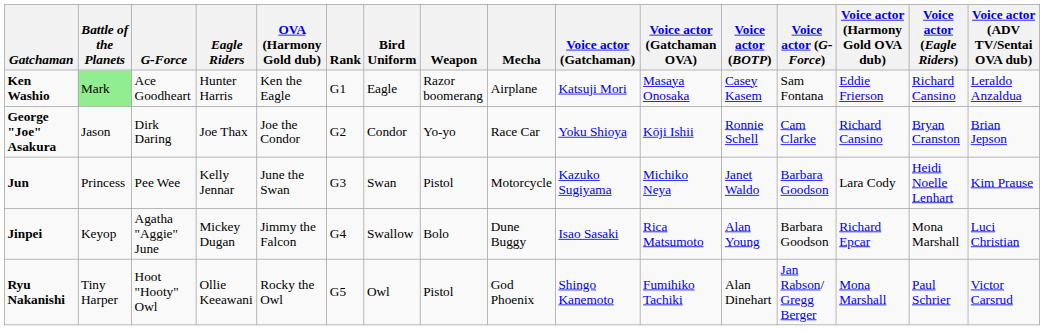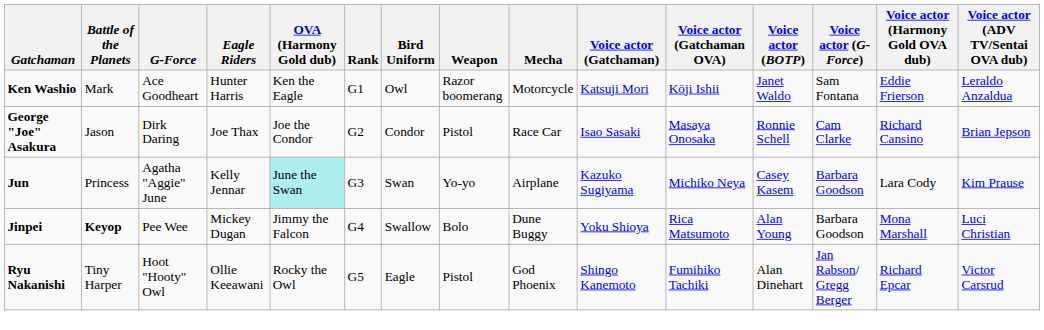- column: (938, 37)
(95, 88) lightgreen background -> (99, 88) no background
(382, 88) Eagle -> (396, 88) Owl
(514, 88) Airplane -> (543, 88) Motorcycle
(666, 88) Masaya Onosaka -> (694, 88) Kōji Ishii
(743, 88) Casey Kasem -> (774, 88) Janet Waldo
(439, 131) Yo-yo -> (458, 131) Pistol
(593, 131) Yoku Shioya -> (610, 131) Isao Sasaki
(668, 131) Kōji Ishii -> (692, 131) Masaya Onosaka
(157, 182) Pee Wee -> (164, 182) Agatha "Aggie" June
(282, 182) no background -> (295, 182) paleturquoise background
(438, 182) Pistol -> (459, 182) Yo-yo
(521, 182) Motorcycle -> (535, 182) Airplane
(742, 182) Janet Waldo -> (775, 182) Casey Kasem
(99, 233) normal -> (103, 226) bold
(156, 233) Agatha "Aggie" June -> (165, 226) Pee Wee
(589, 233) Isao Sasaki -> (615, 226) Yoku Shioya
(860, 233) Richard Epcar -> (903, 226) Mona Marshall
(378, 292) Owl -> (400, 277) Eagle
(863, 292) Mona Marshall -> (901, 277) Richard Epcar
